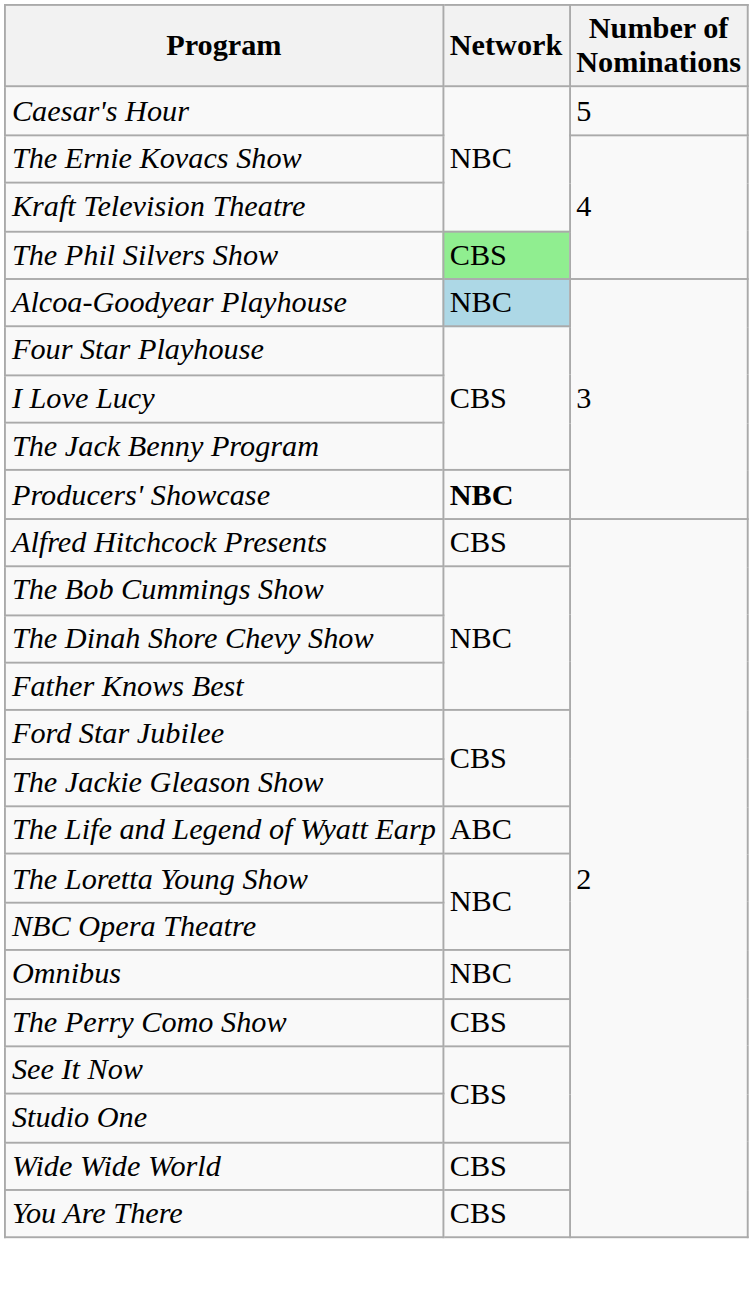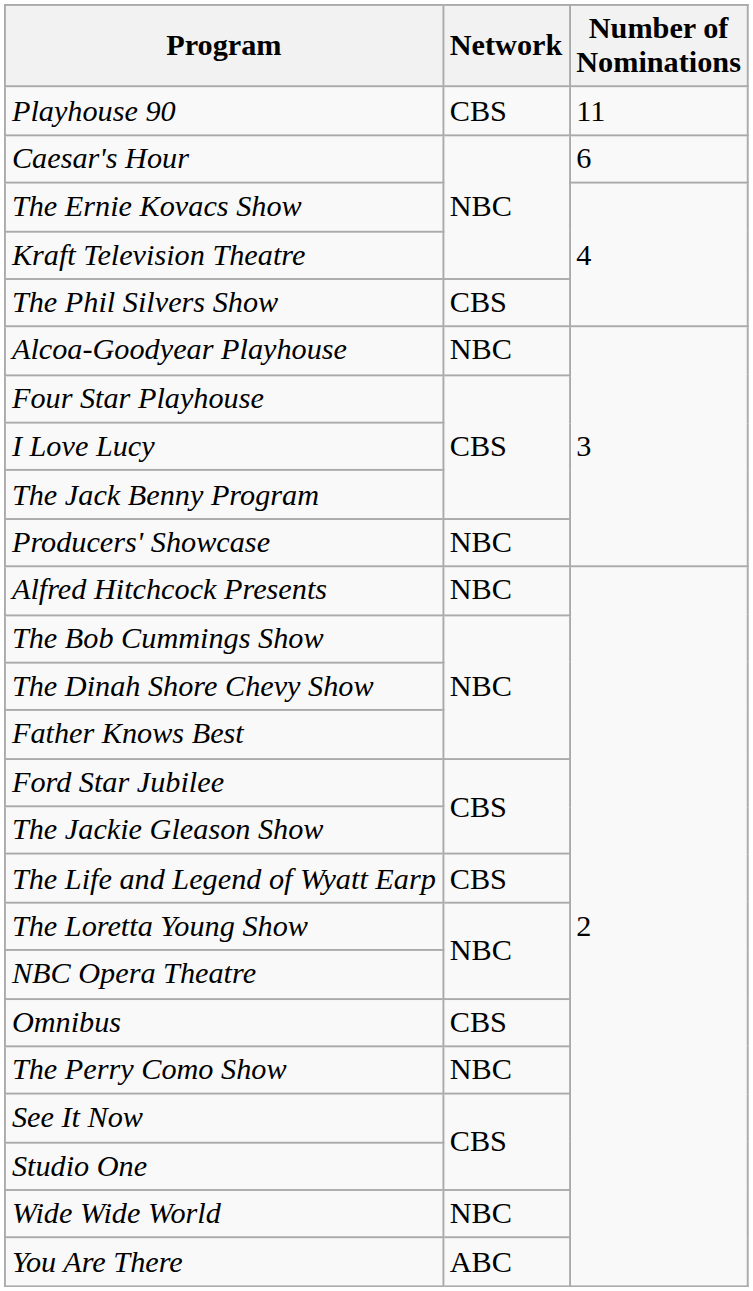+ row: (94, 110)
(584, 110) 5 -> (584, 158) 6
(478, 254) lightgreen background -> (478, 302) no background
(481, 302) lightblue background -> (481, 350) no background
(482, 494) bold -> (481, 542) normal
(478, 542) CBS -> (481, 590) NBC
(481, 829) ABC -> (478, 877) CBS
(481, 973) NBC -> (478, 1021) CBS
(478, 1021) CBS -> (481, 1069) NBC
(478, 1165) CBS -> (481, 1213) NBC
(478, 1213) CBS -> (481, 1261) ABC
